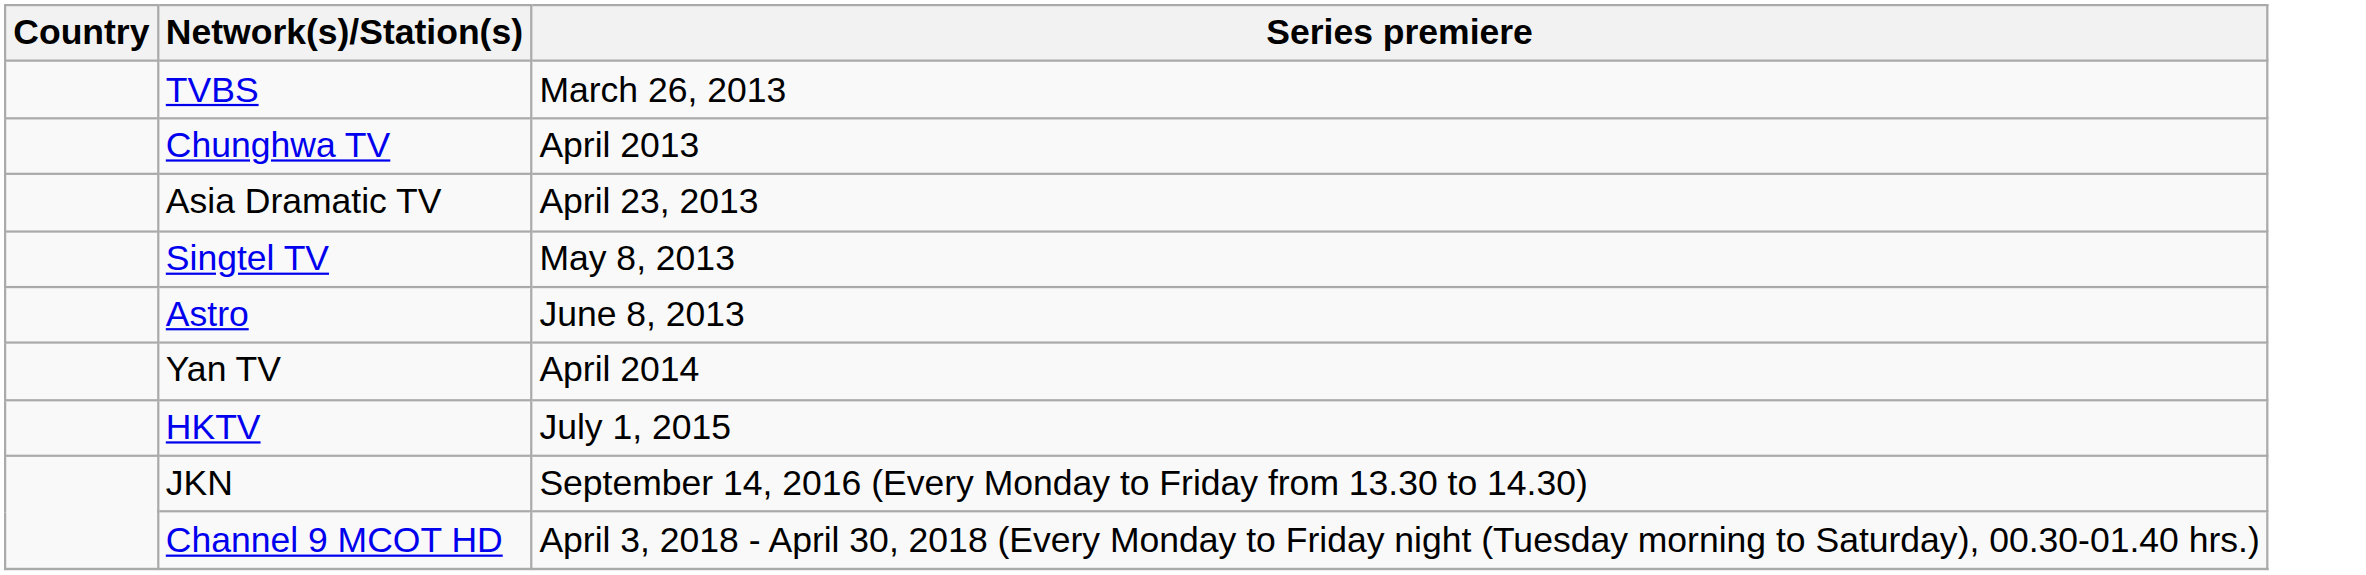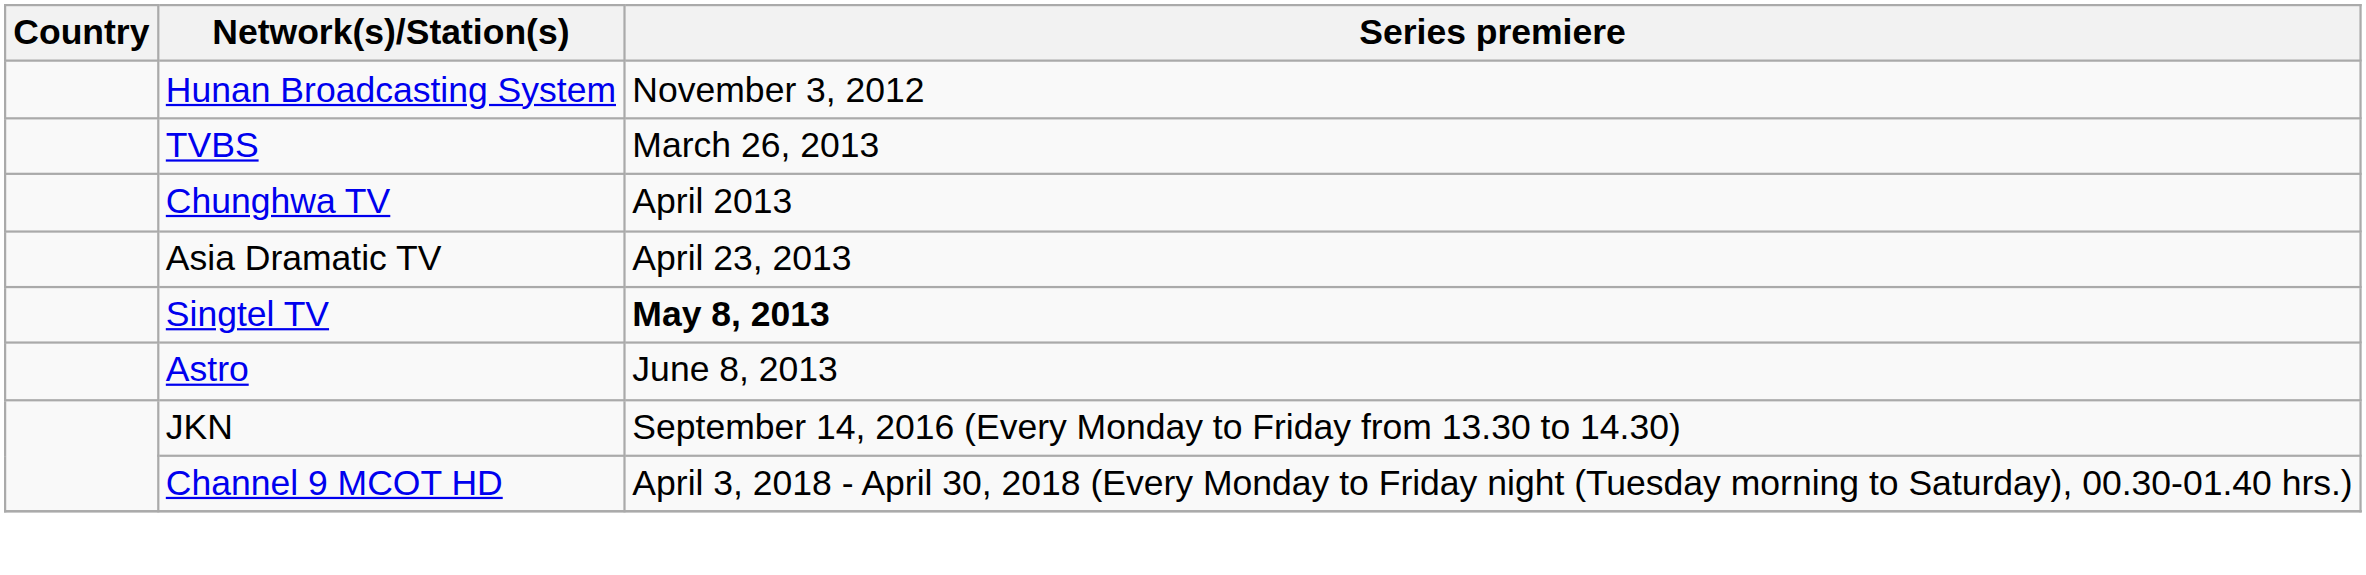+ row: (391, 88)
(637, 257) normal -> (731, 314) bold
- row: (223, 370)
- row: (213, 426)
